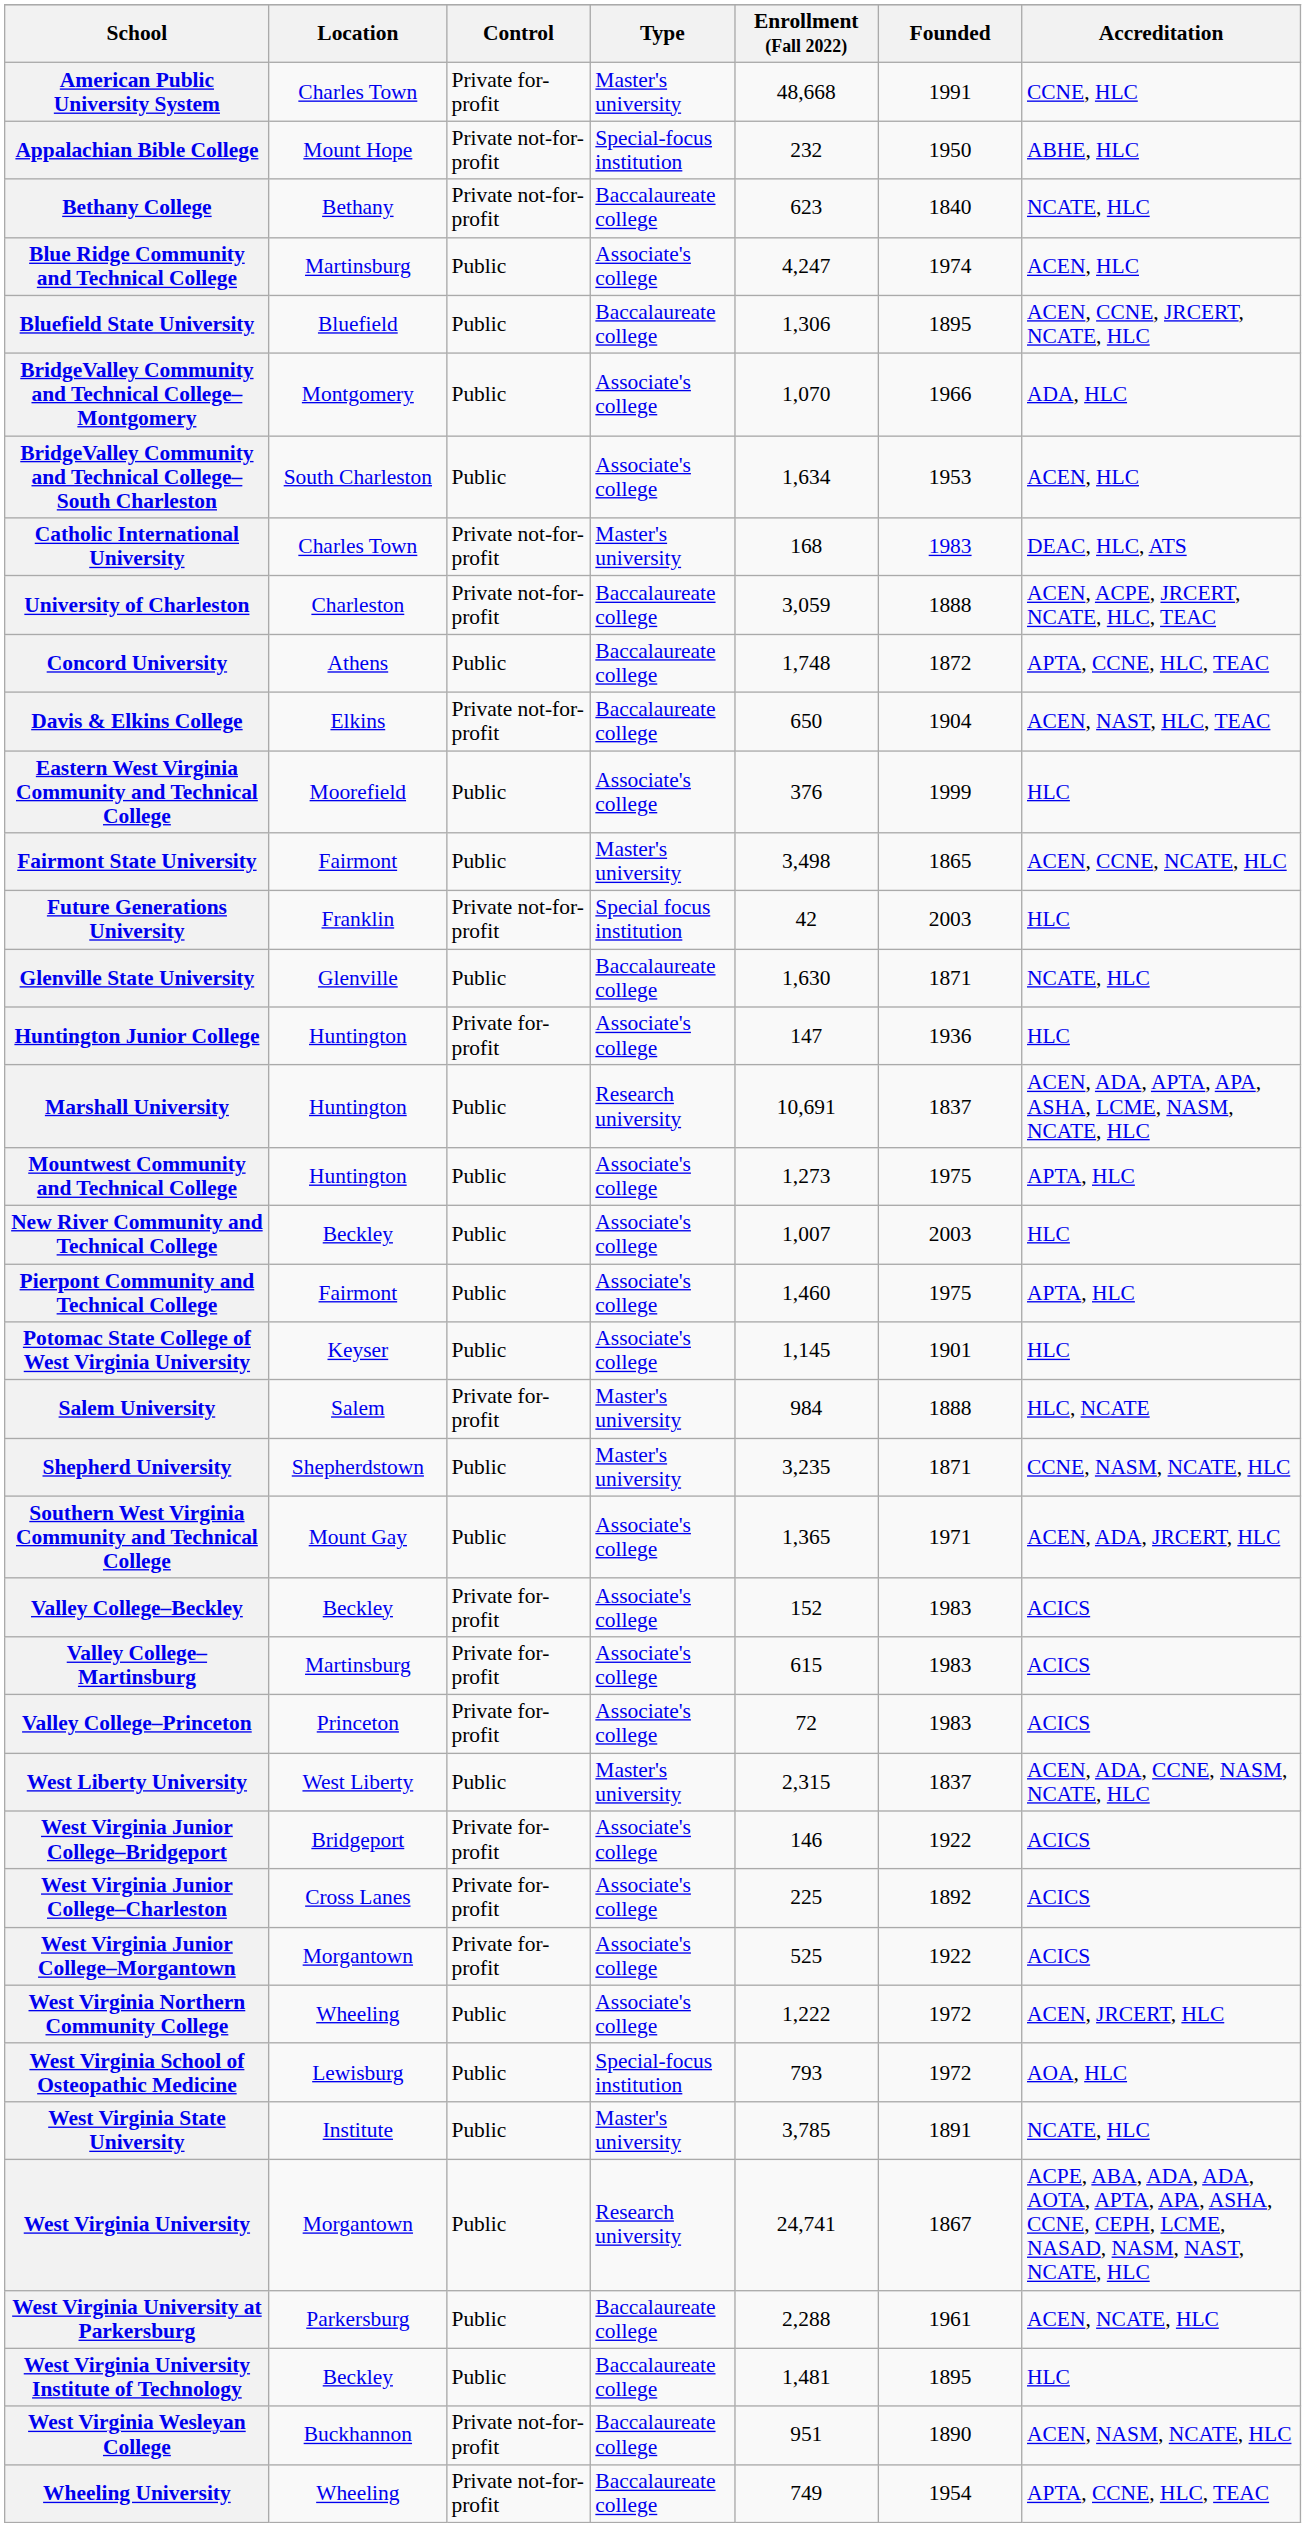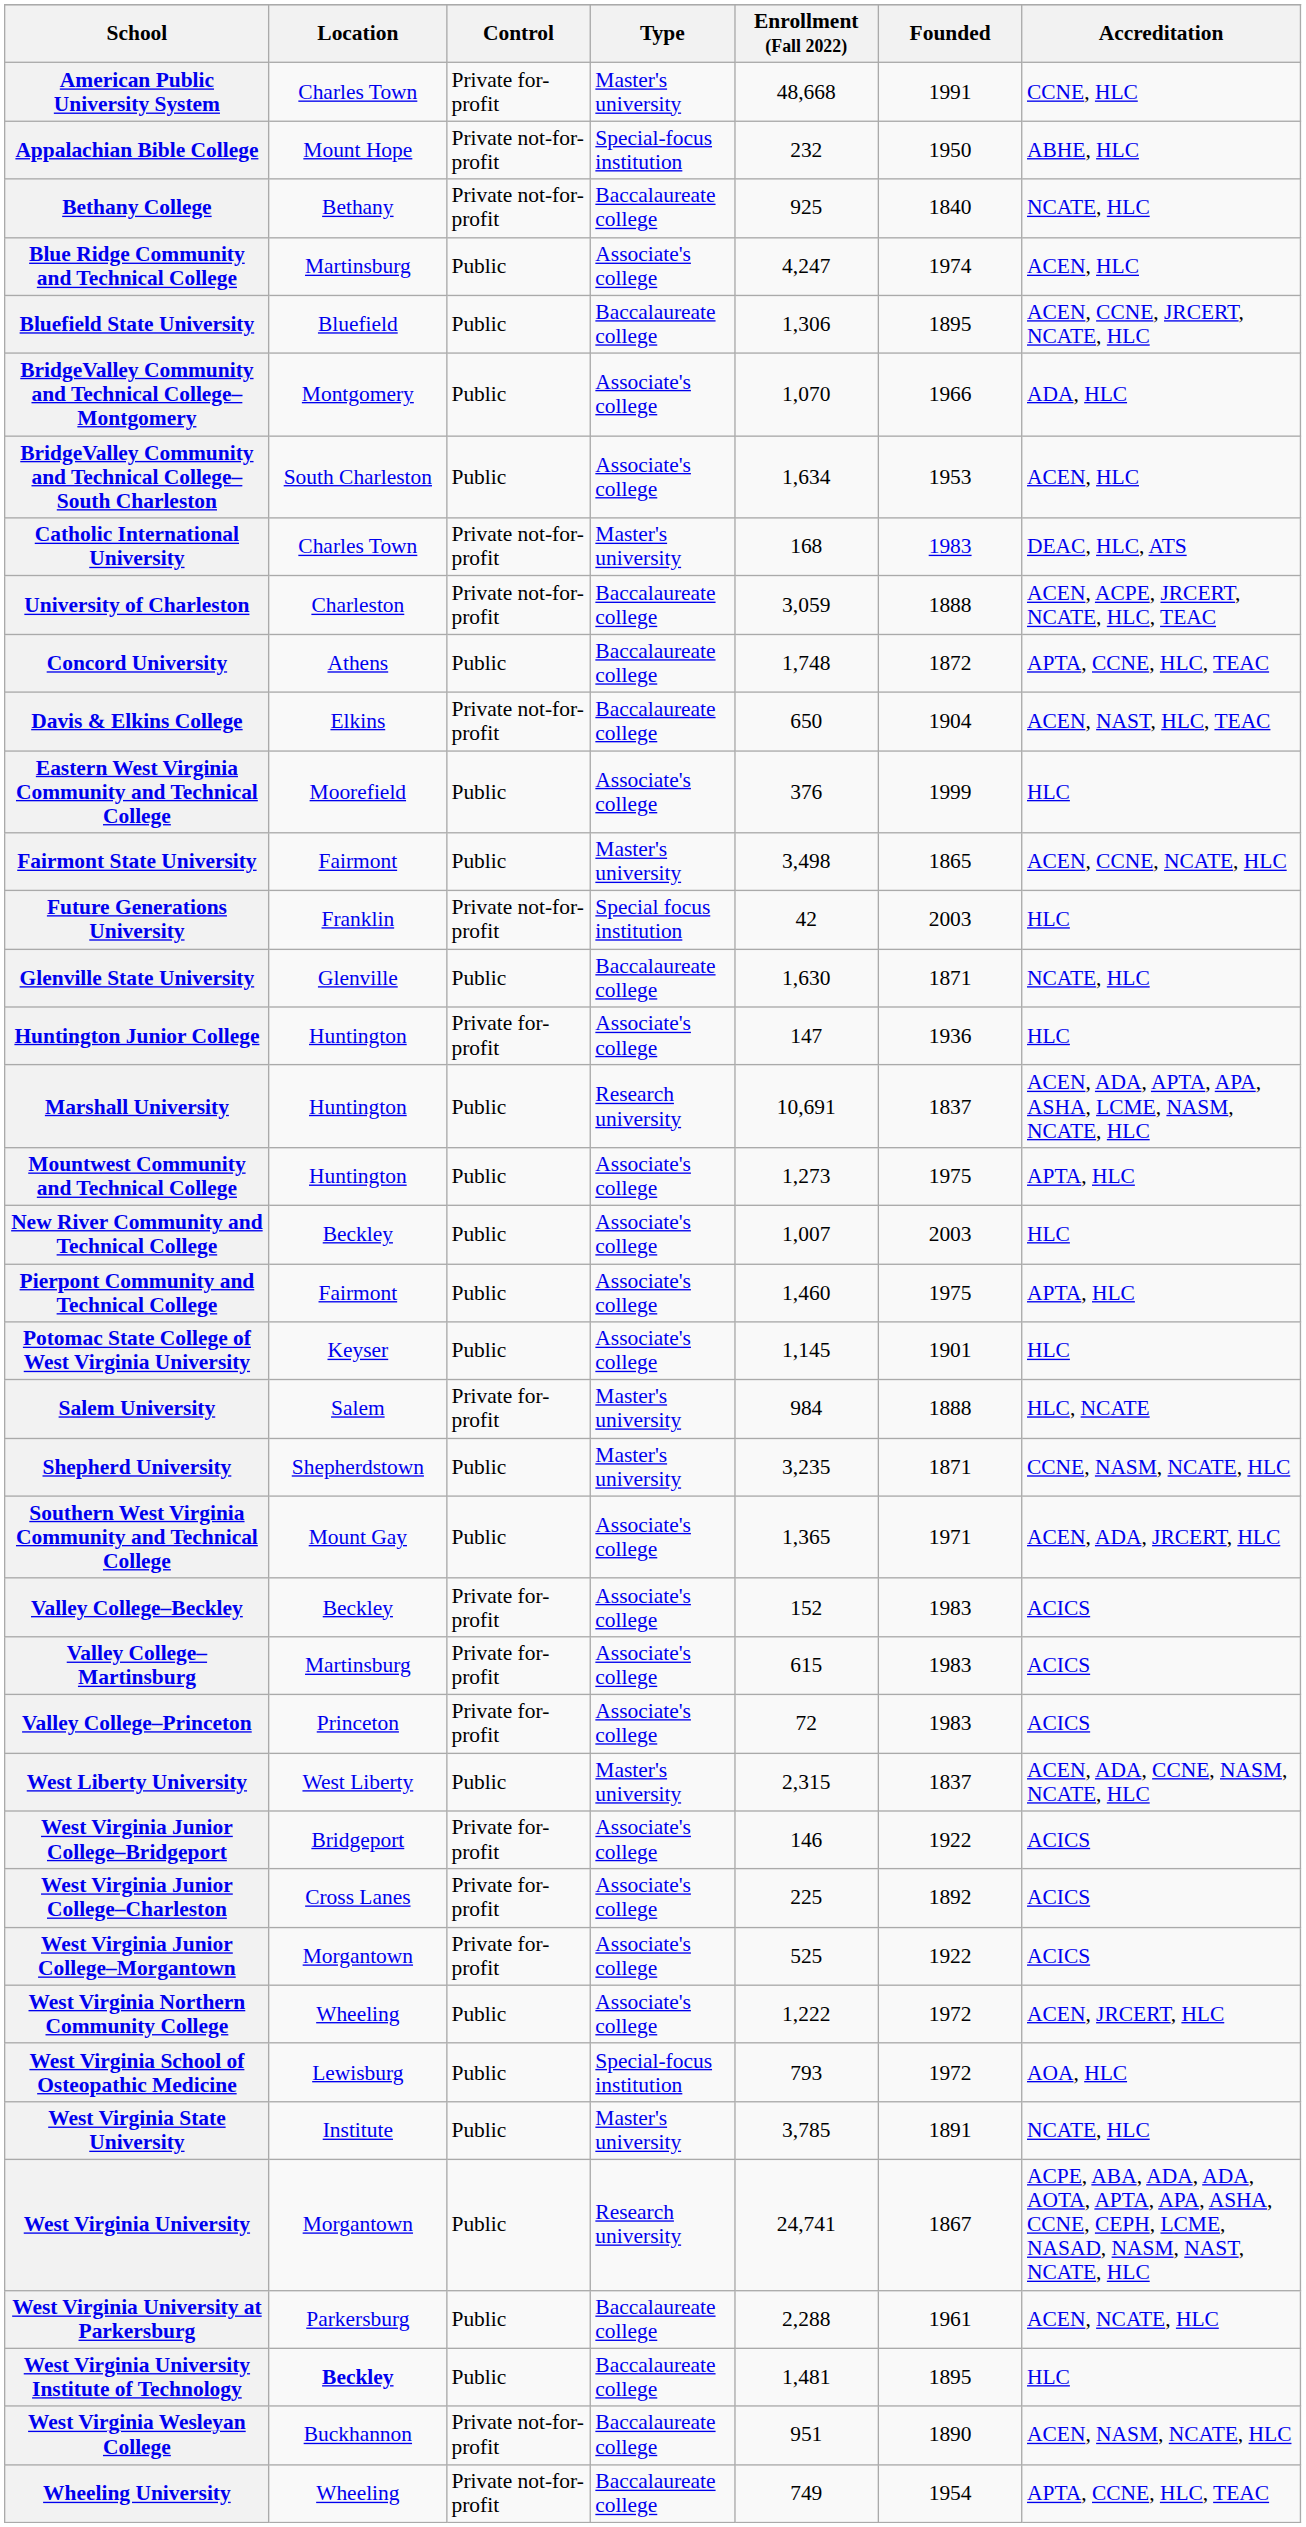(806, 207) 623 -> (806, 207) 925
(358, 2377) normal -> (358, 2377) bold
